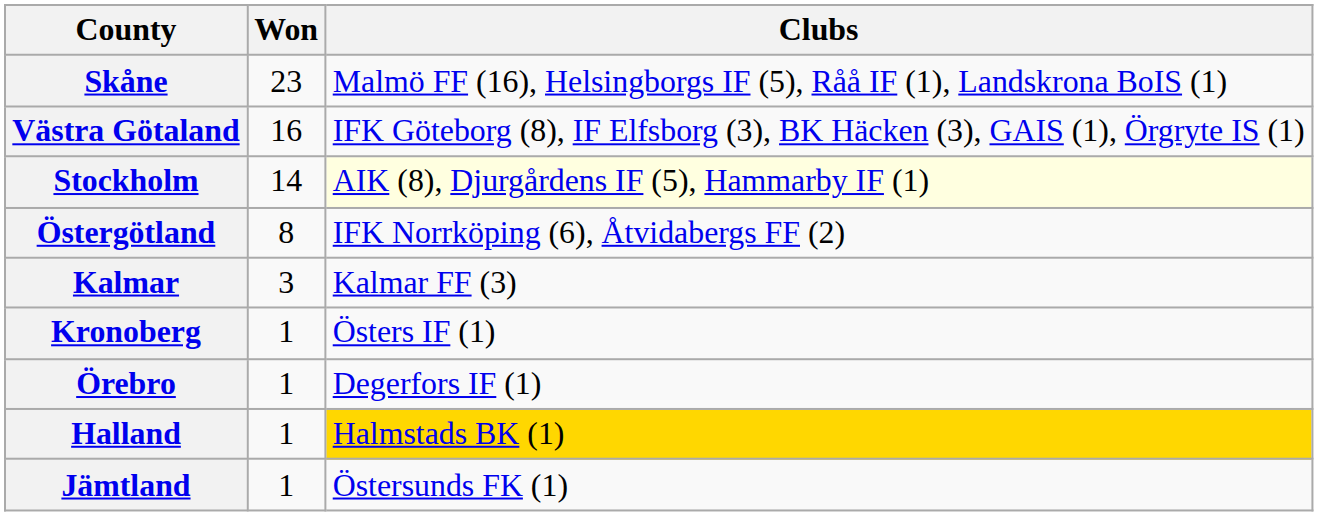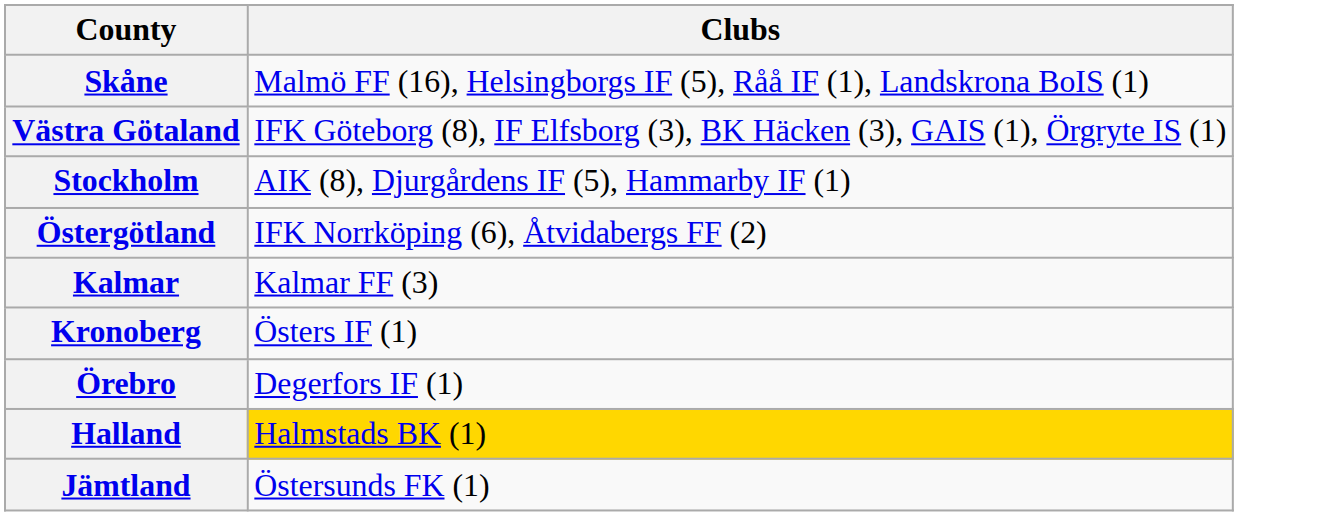- column: (286, 29)
(631, 181) lightyellow background -> (552, 181) no background
